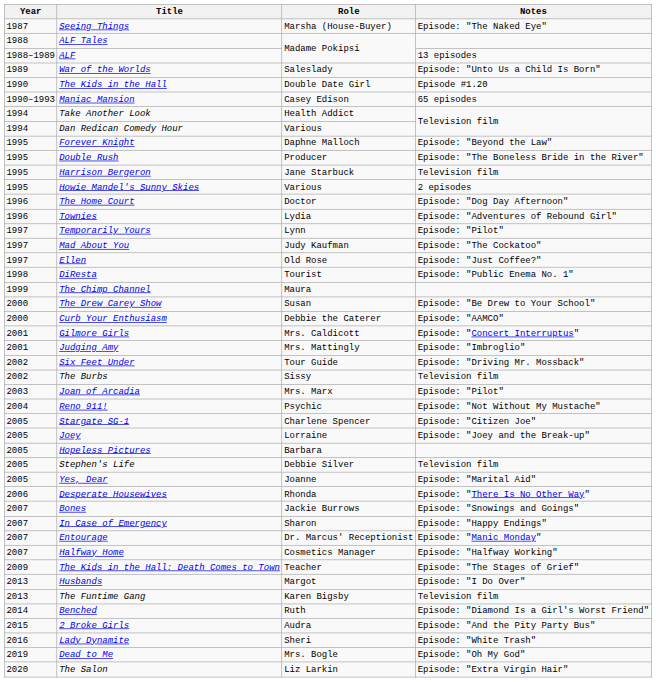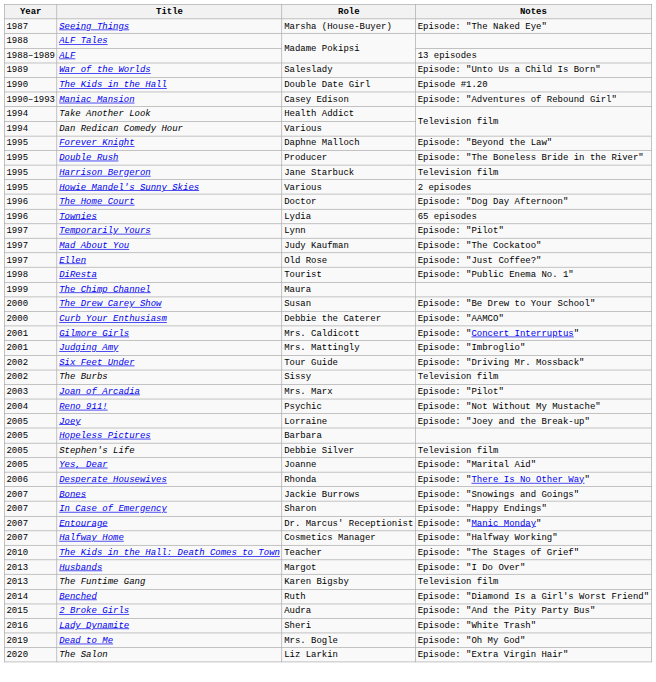(447, 99) 65 episodes -> (517, 99) Episode: "Adventures of Rebound Girl"
(517, 216) Episode: "Adventures of Rebound Girl" -> (447, 216) 65 episodes
- row: (94, 421)
(17, 567) 2009 -> (17, 553) 2010
